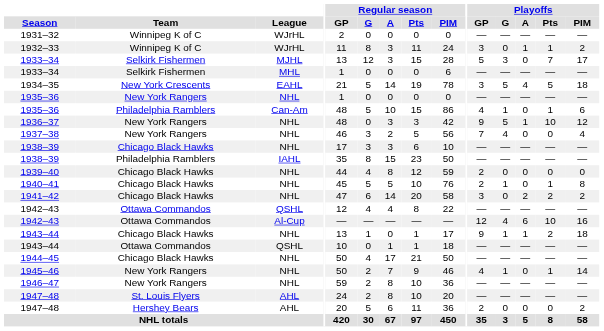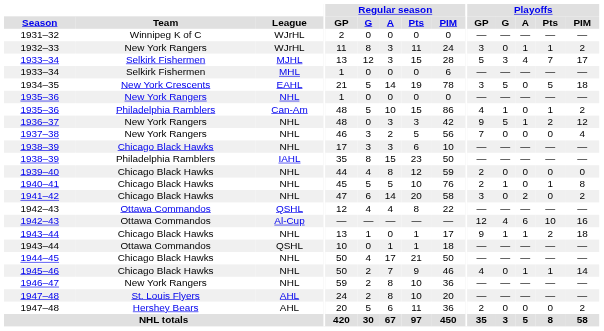(166, 47) Winnipeg K of C -> (166, 47) New York Rangers
(525, 59) 0 -> (525, 59) 4
(525, 84) 4 -> (525, 84) 0
(582, 109) 6 -> (582, 109) 2
(550, 121) 10 -> (550, 121) 2
(505, 134) 4 -> (505, 134) 0
(550, 196) 2 -> (550, 196) 0
(166, 270) New York Rangers -> (166, 270) Chicago Black Hawks
(505, 270) 1 -> (505, 270) 0
(525, 270) 0 -> (525, 270) 1
